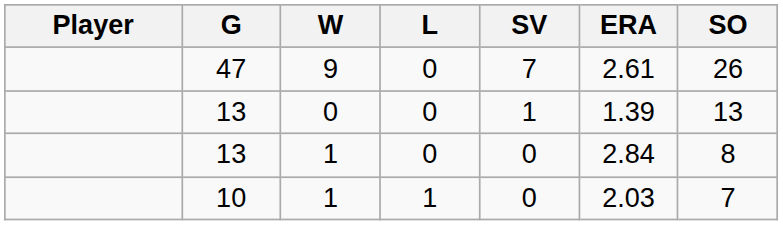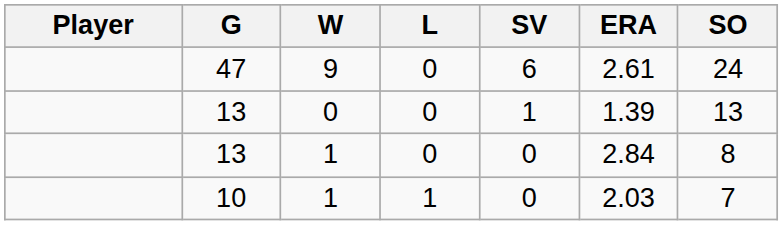(529, 68) 7 -> (529, 68) 6
(728, 68) 26 -> (728, 68) 24
